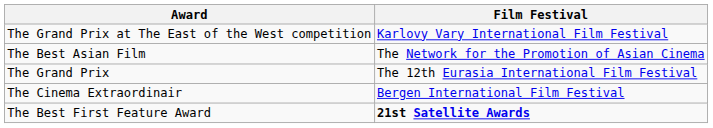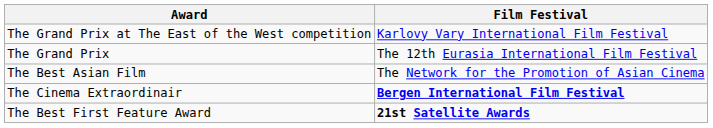rows swapped: (58, 73) <-> (76, 54)
(501, 93) normal -> (501, 93) bold
